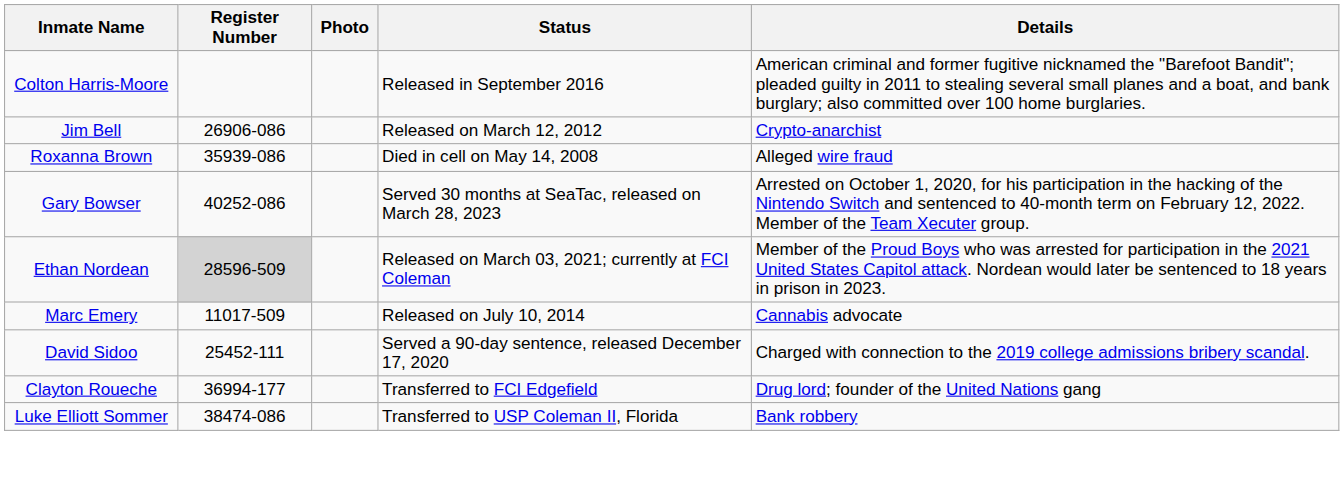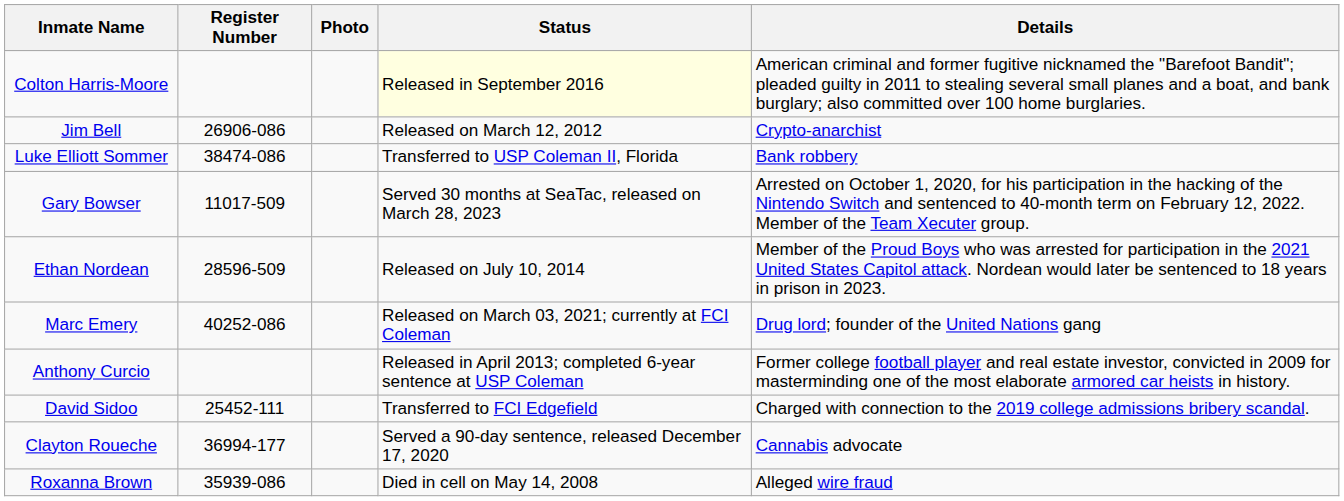(493, 83) no background -> (493, 83) lightyellow background
rows swapped: (91, 157) <-> (91, 416)
(245, 203) 40252-086 -> (245, 203) 11017-509
(245, 269) lightgrey background -> (245, 269) no background
(555, 269) Released on March 03, 2021; currently at FCI Coleman -> (483, 269) Released on July 10, 2014
(245, 315) 11017-509 -> (245, 325) 40252-086
(483, 315) Released on July 10, 2014 -> (555, 325) Released on March 03, 2021; currently at FCI Coleman
(829, 315) Cannabis advocate -> (928, 325) Drug lord; founder of the United Nations gang
+ row: (91, 371)
(561, 352) Served a 90-day sentence, released December 17, 2020 -> (490, 408) Transferred to FCI Edgefield
(490, 389) Transferred to FCI Edgefield -> (561, 445) Served a 90-day sentence, released December 17, 2020
(928, 389) Drug lord; founder of the United Nations gang -> (829, 445) Cannabis advocate
